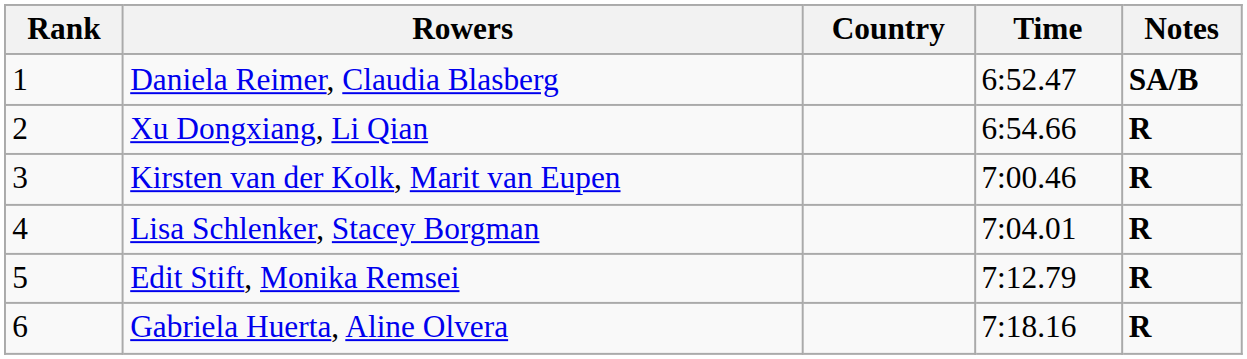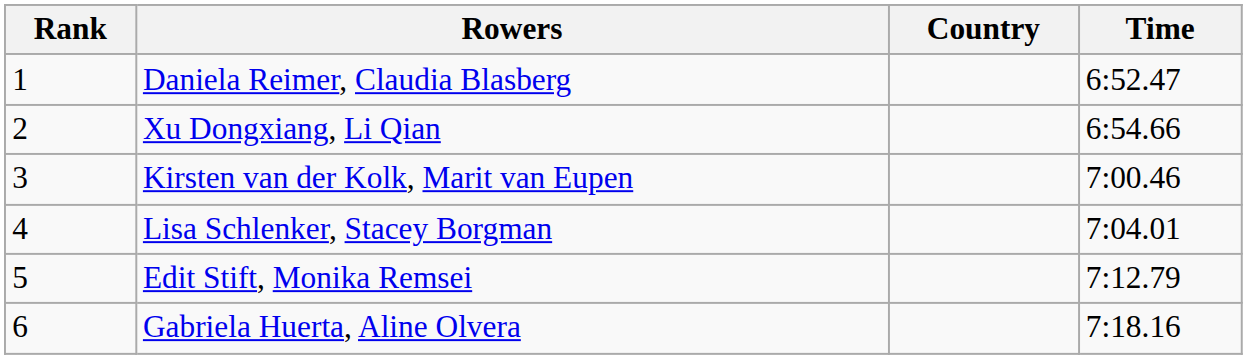- column: (1182, 29)
